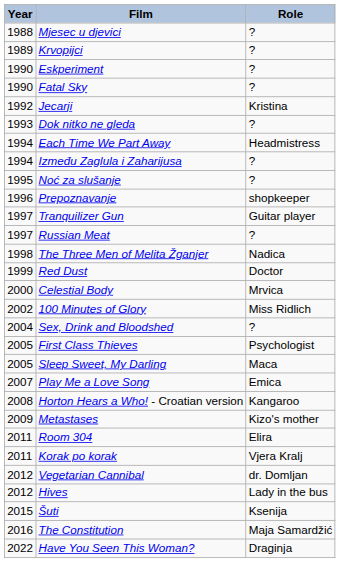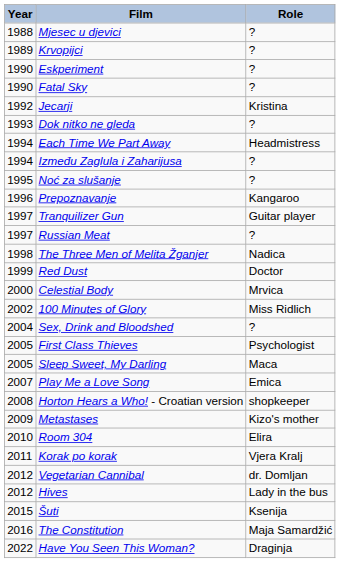(279, 198) shopkeeper -> (274, 198) Kangaroo
(274, 401) Kangaroo -> (279, 401) shopkeeper
(20, 438) 2011 -> (20, 438) 2010
